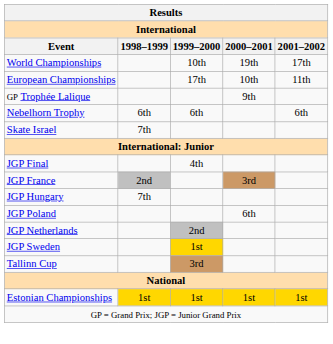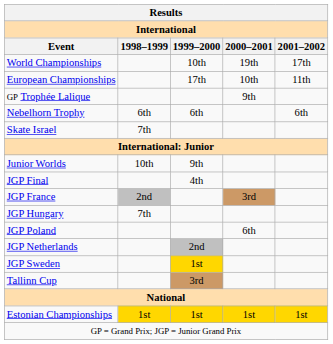+ row: (36, 163)
